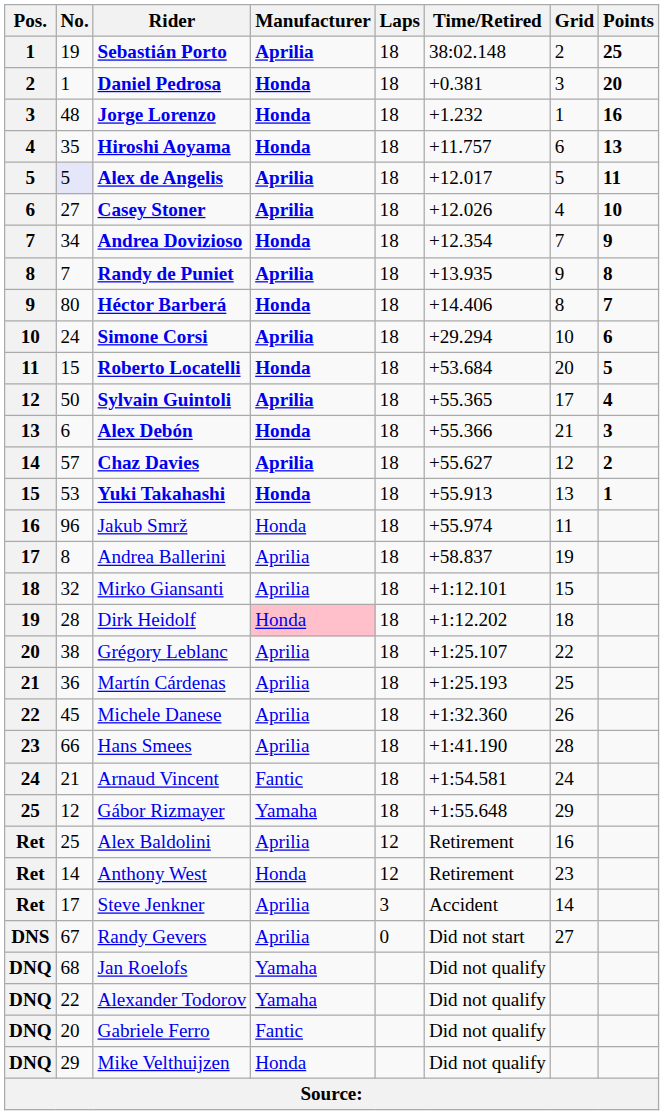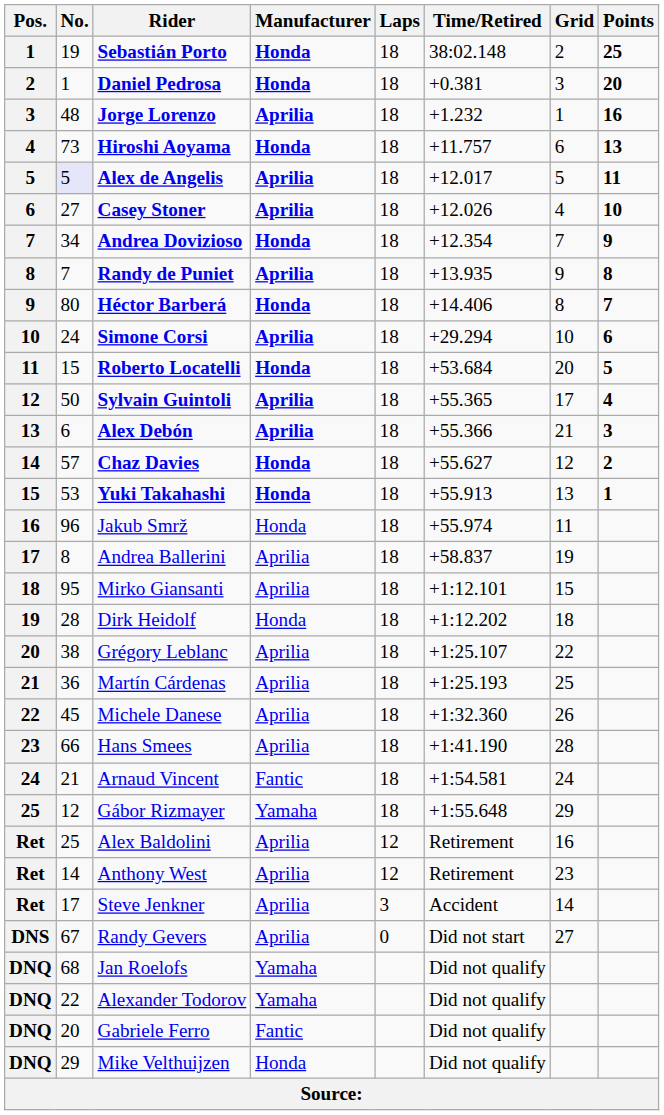(284, 52) Aprilia -> (283, 52) Honda
(283, 115) Honda -> (284, 115) Aprilia
(70, 146) 35 -> (70, 146) 73
(283, 431) Honda -> (284, 431) Aprilia
(284, 462) Aprilia -> (283, 462) Honda
(70, 588) 32 -> (70, 588) 95
(281, 620) pink background -> (281, 620) no background
(281, 873) Honda -> (282, 873) Aprilia
